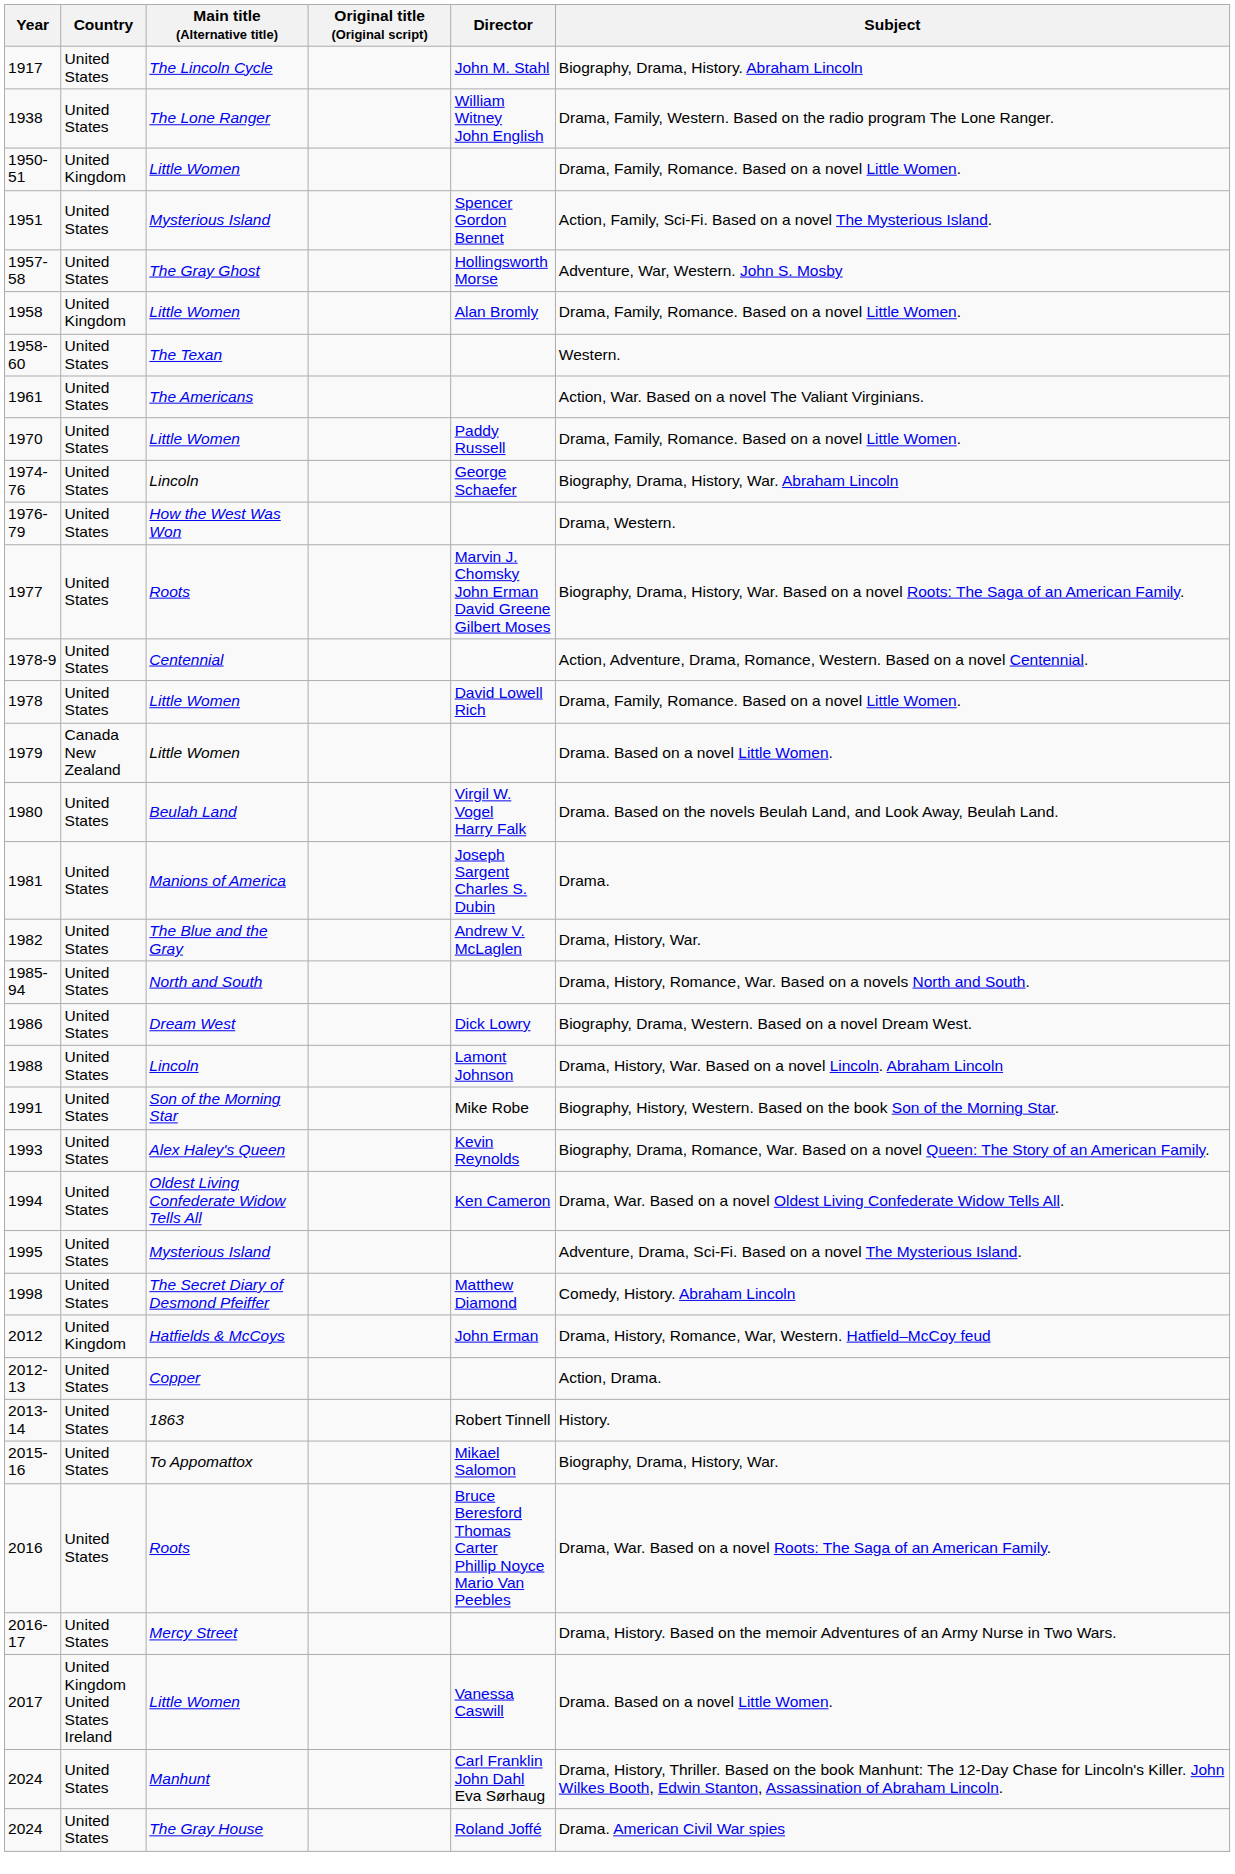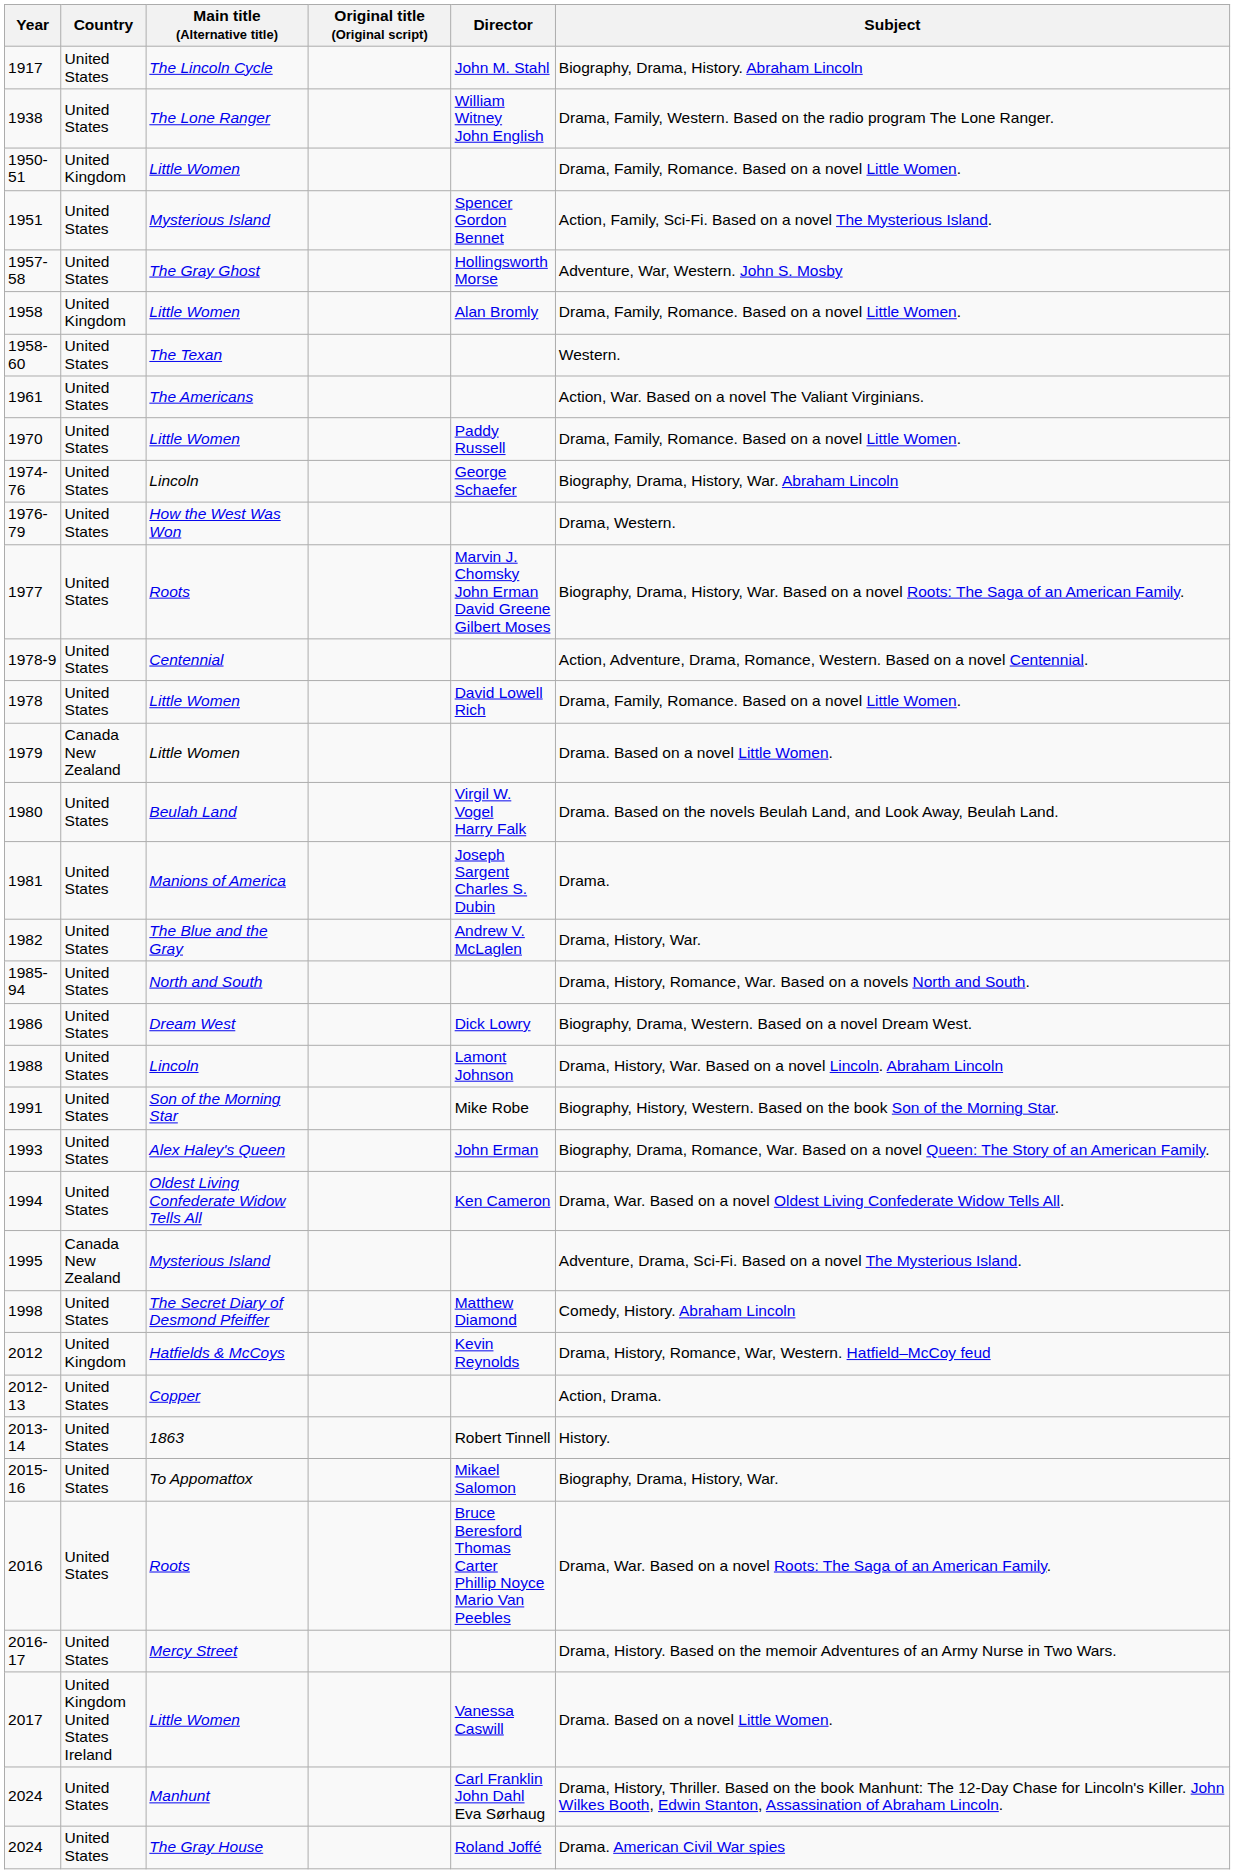(487, 1150) Kevin Reynolds -> (496, 1150) John Erman
(87, 1251) United States -> (93, 1260) Canada New Zealand
(496, 1336) John Erman -> (487, 1353) Kevin Reynolds
